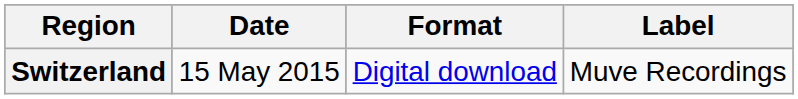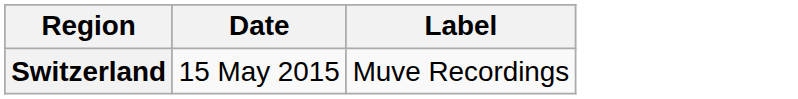- column: (455, 26)
